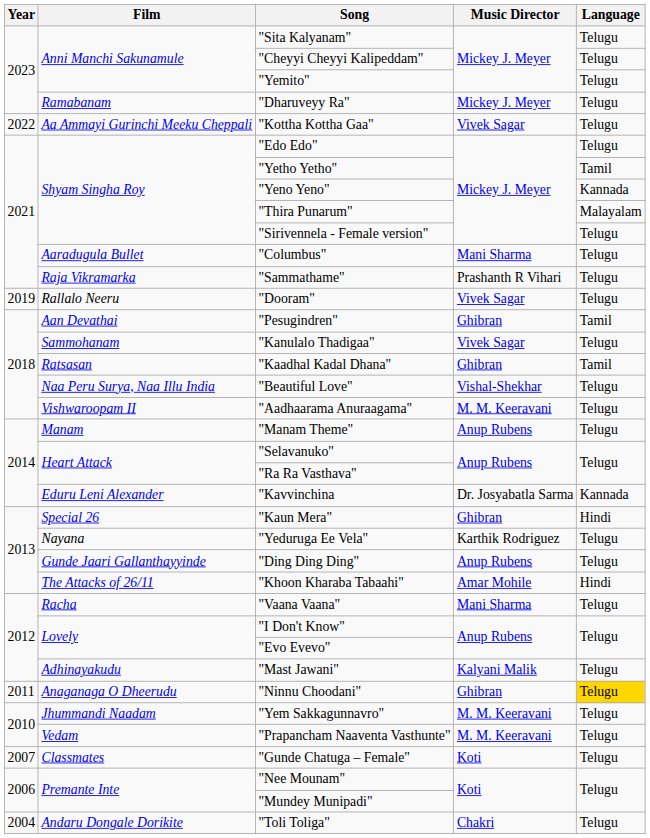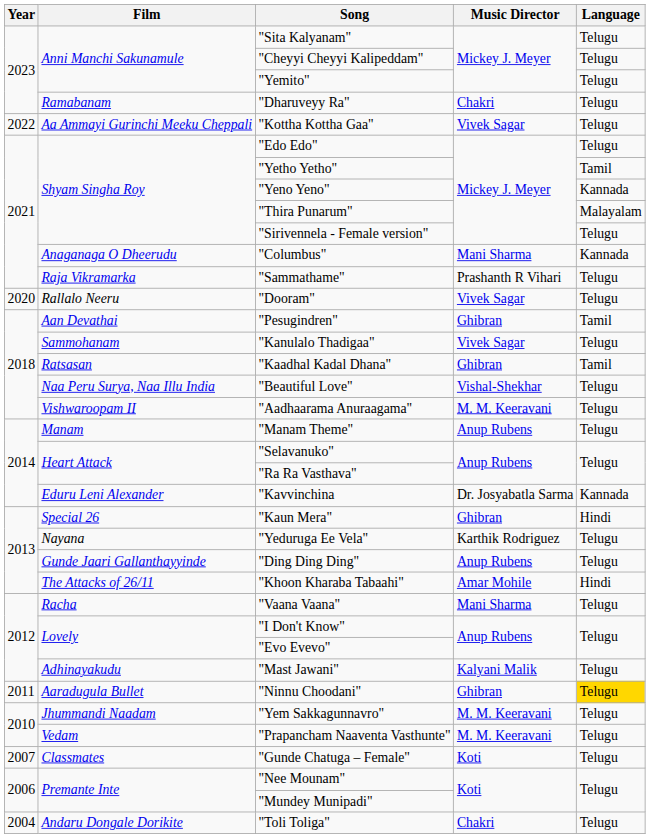(504, 102) Mickey J. Meyer -> (476, 102) Chakri
(92, 255) Aaradugula Bullet -> (109, 255) Anaganaga O Dheerudu
(599, 255) Telugu -> (604, 255) Kannada
(21, 299) 2019 -> (21, 299) 2020
(109, 691) Anaganaga O Dheerudu -> (92, 691) Aaradugula Bullet
